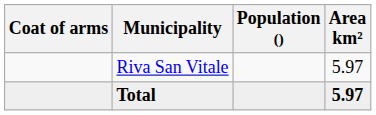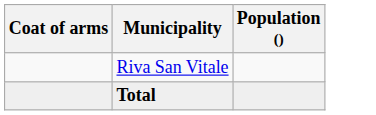- column: (347, 28)
